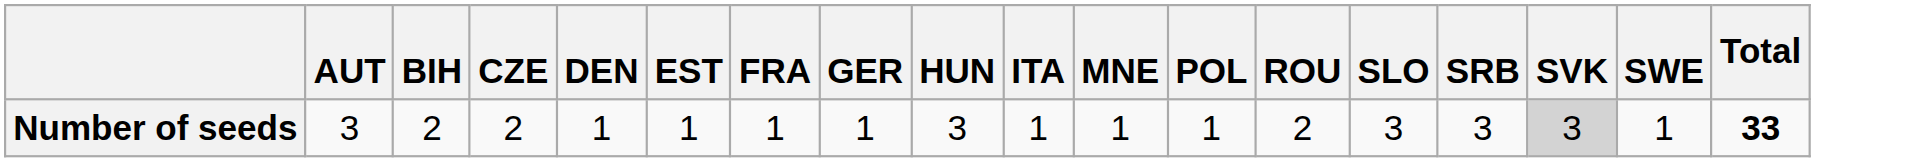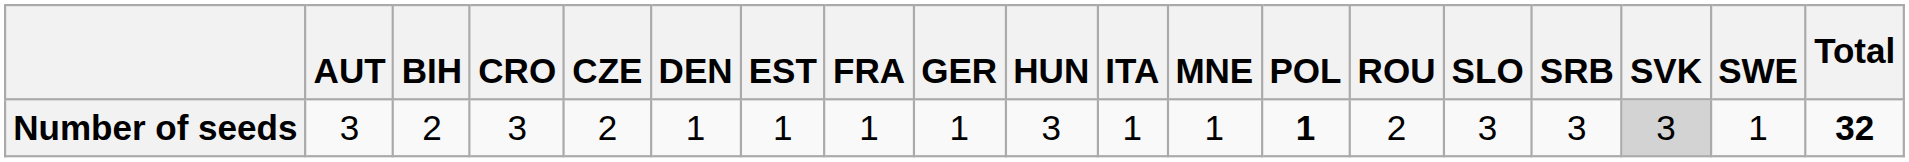+ column: (517, 71)
(1211, 127) normal -> (1305, 127) bold
(1761, 127) 33 -> (1855, 127) 32
